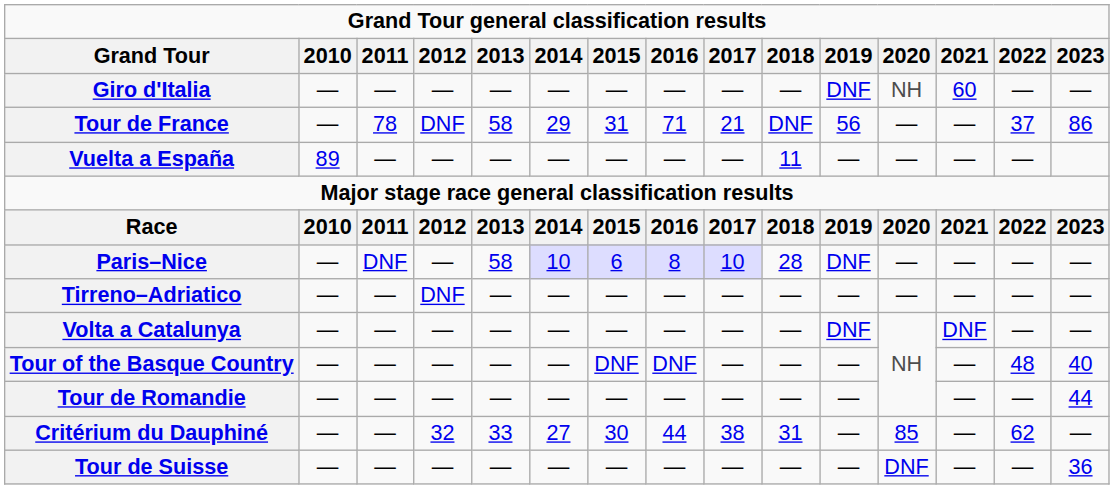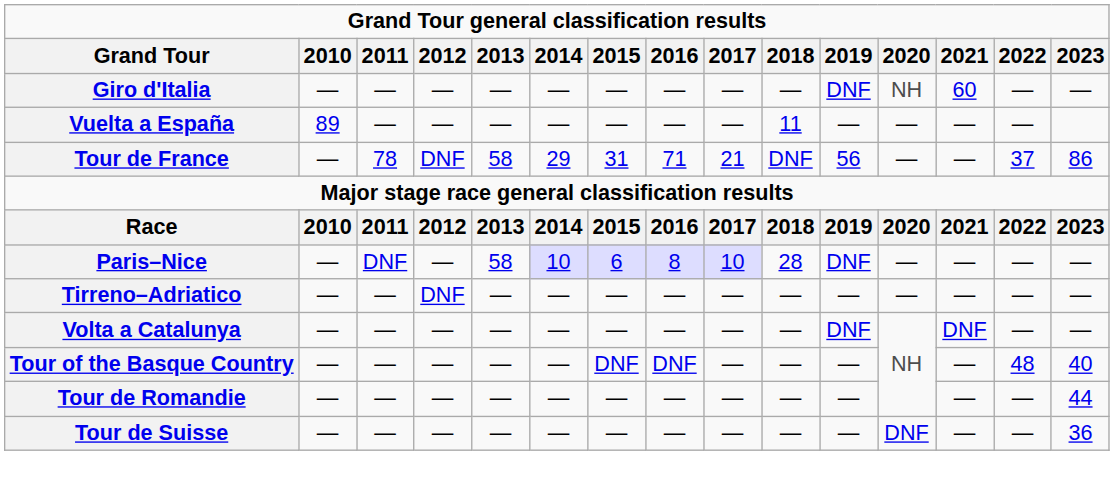rows swapped: (152, 124) <-> (152, 158)
- row: (152, 432)
